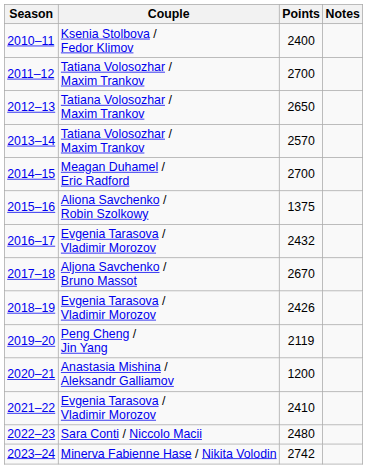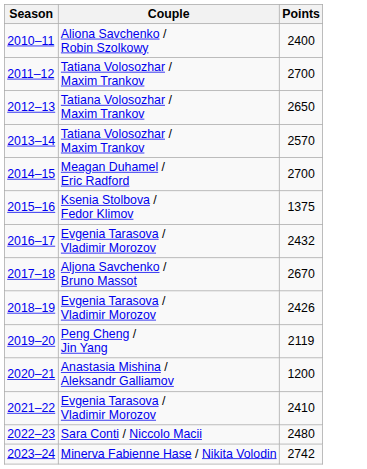- column: (343, 14)
(109, 40) Ksenia Stolbova / Fedor Klimov -> (114, 40) Aliona Savchenko / Robin Szolkowy
(114, 207) Aliona Savchenko / Robin Szolkowy -> (109, 207) Ksenia Stolbova / Fedor Klimov
